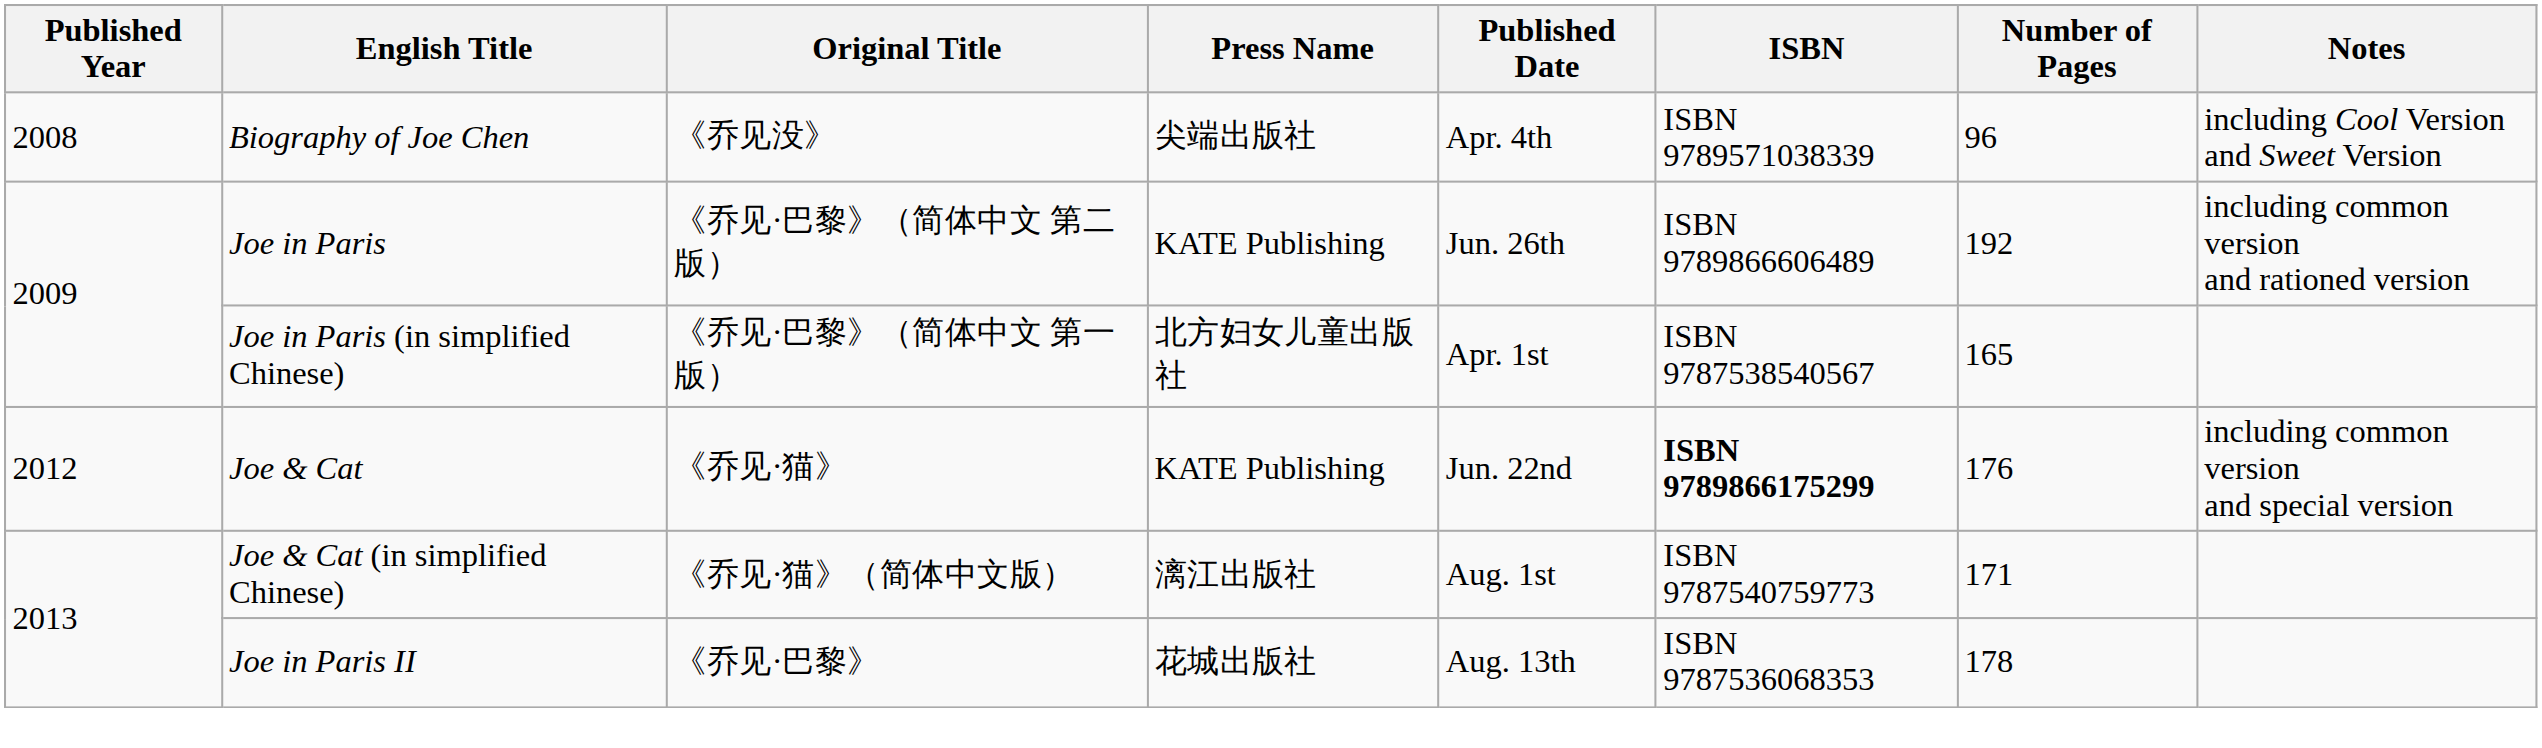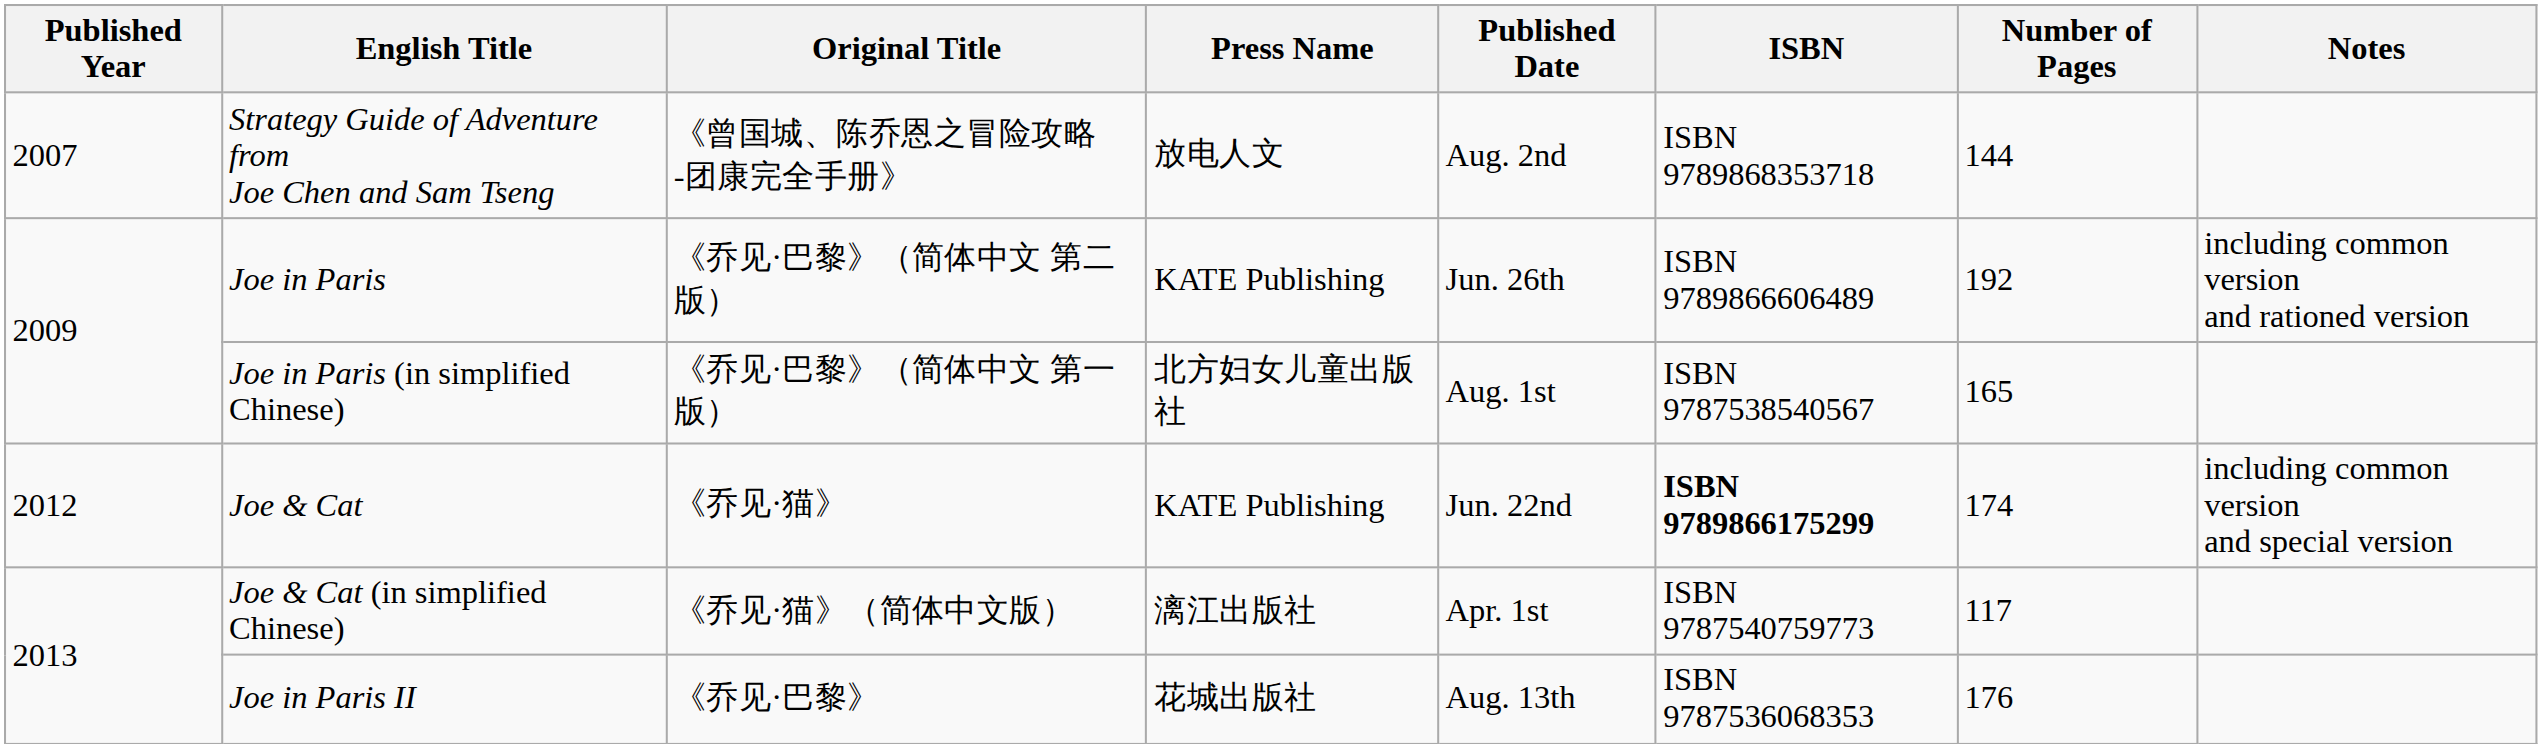+ row: (413, 154)
- row: (379, 136)
(1497, 355) Apr. 1st -> (1501, 391) Aug. 1st
(1989, 467) 176 -> (1989, 504) 174
(1501, 574) Aug. 1st -> (1497, 610) Apr. 1st
(1989, 574) 171 -> (1988, 610) 117
(1989, 662) 178 -> (1989, 698) 176
